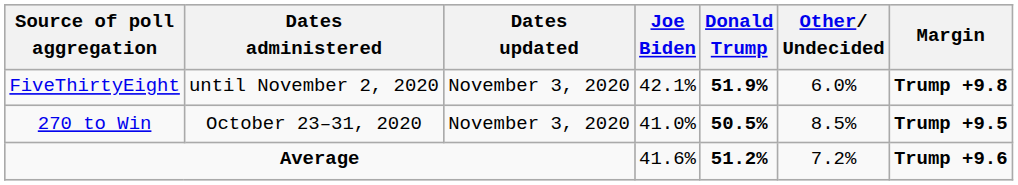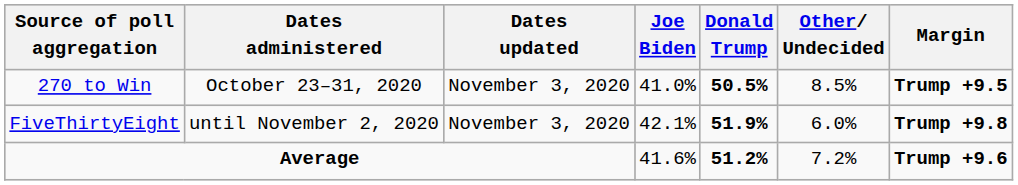rows swapped: (95, 123) <-> (95, 86)
